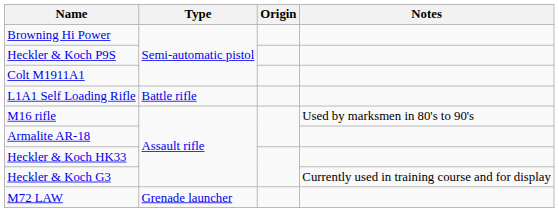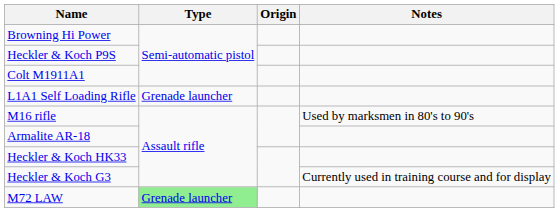(169, 95) Battle rifle -> (187, 95) Grenade launcher
(187, 197) no background -> (187, 197) lightgreen background
